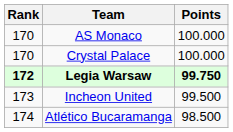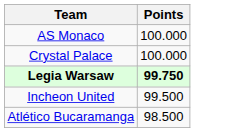- column: (23, 14)
